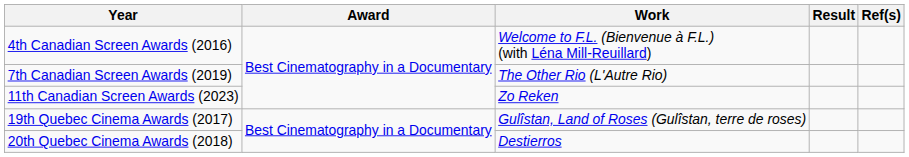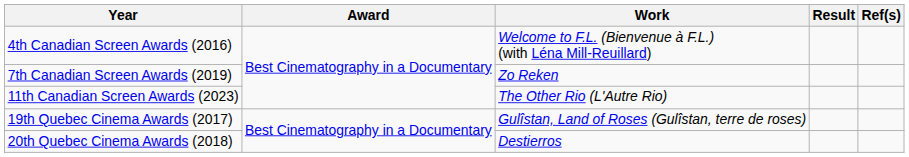(583, 75) The Other Rio (L'Autre Rio) -> (528, 75) Zo Reken
(528, 97) Zo Reken -> (583, 97) The Other Rio (L'Autre Rio)
